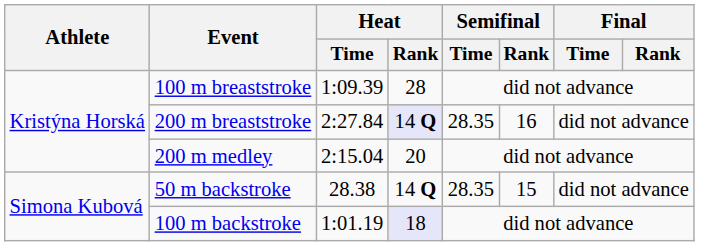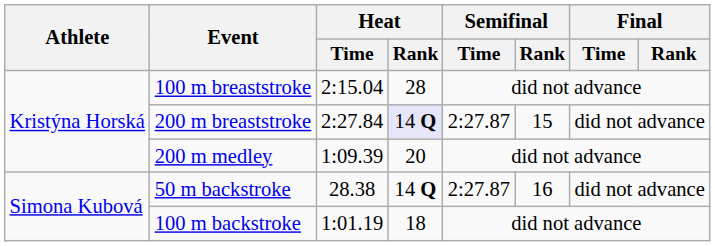(352, 87) 1:09.39 -> (352, 87) 2:15.04
(471, 121) 28.35 -> (479, 121) 2:27.87
(526, 121) 16 -> (542, 121) 15
(352, 155) 2:15.04 -> (352, 155) 1:09.39
(471, 189) 28.35 -> (479, 189) 2:27.87
(526, 189) 15 -> (542, 189) 16
(415, 223) lavender background -> (415, 223) no background
